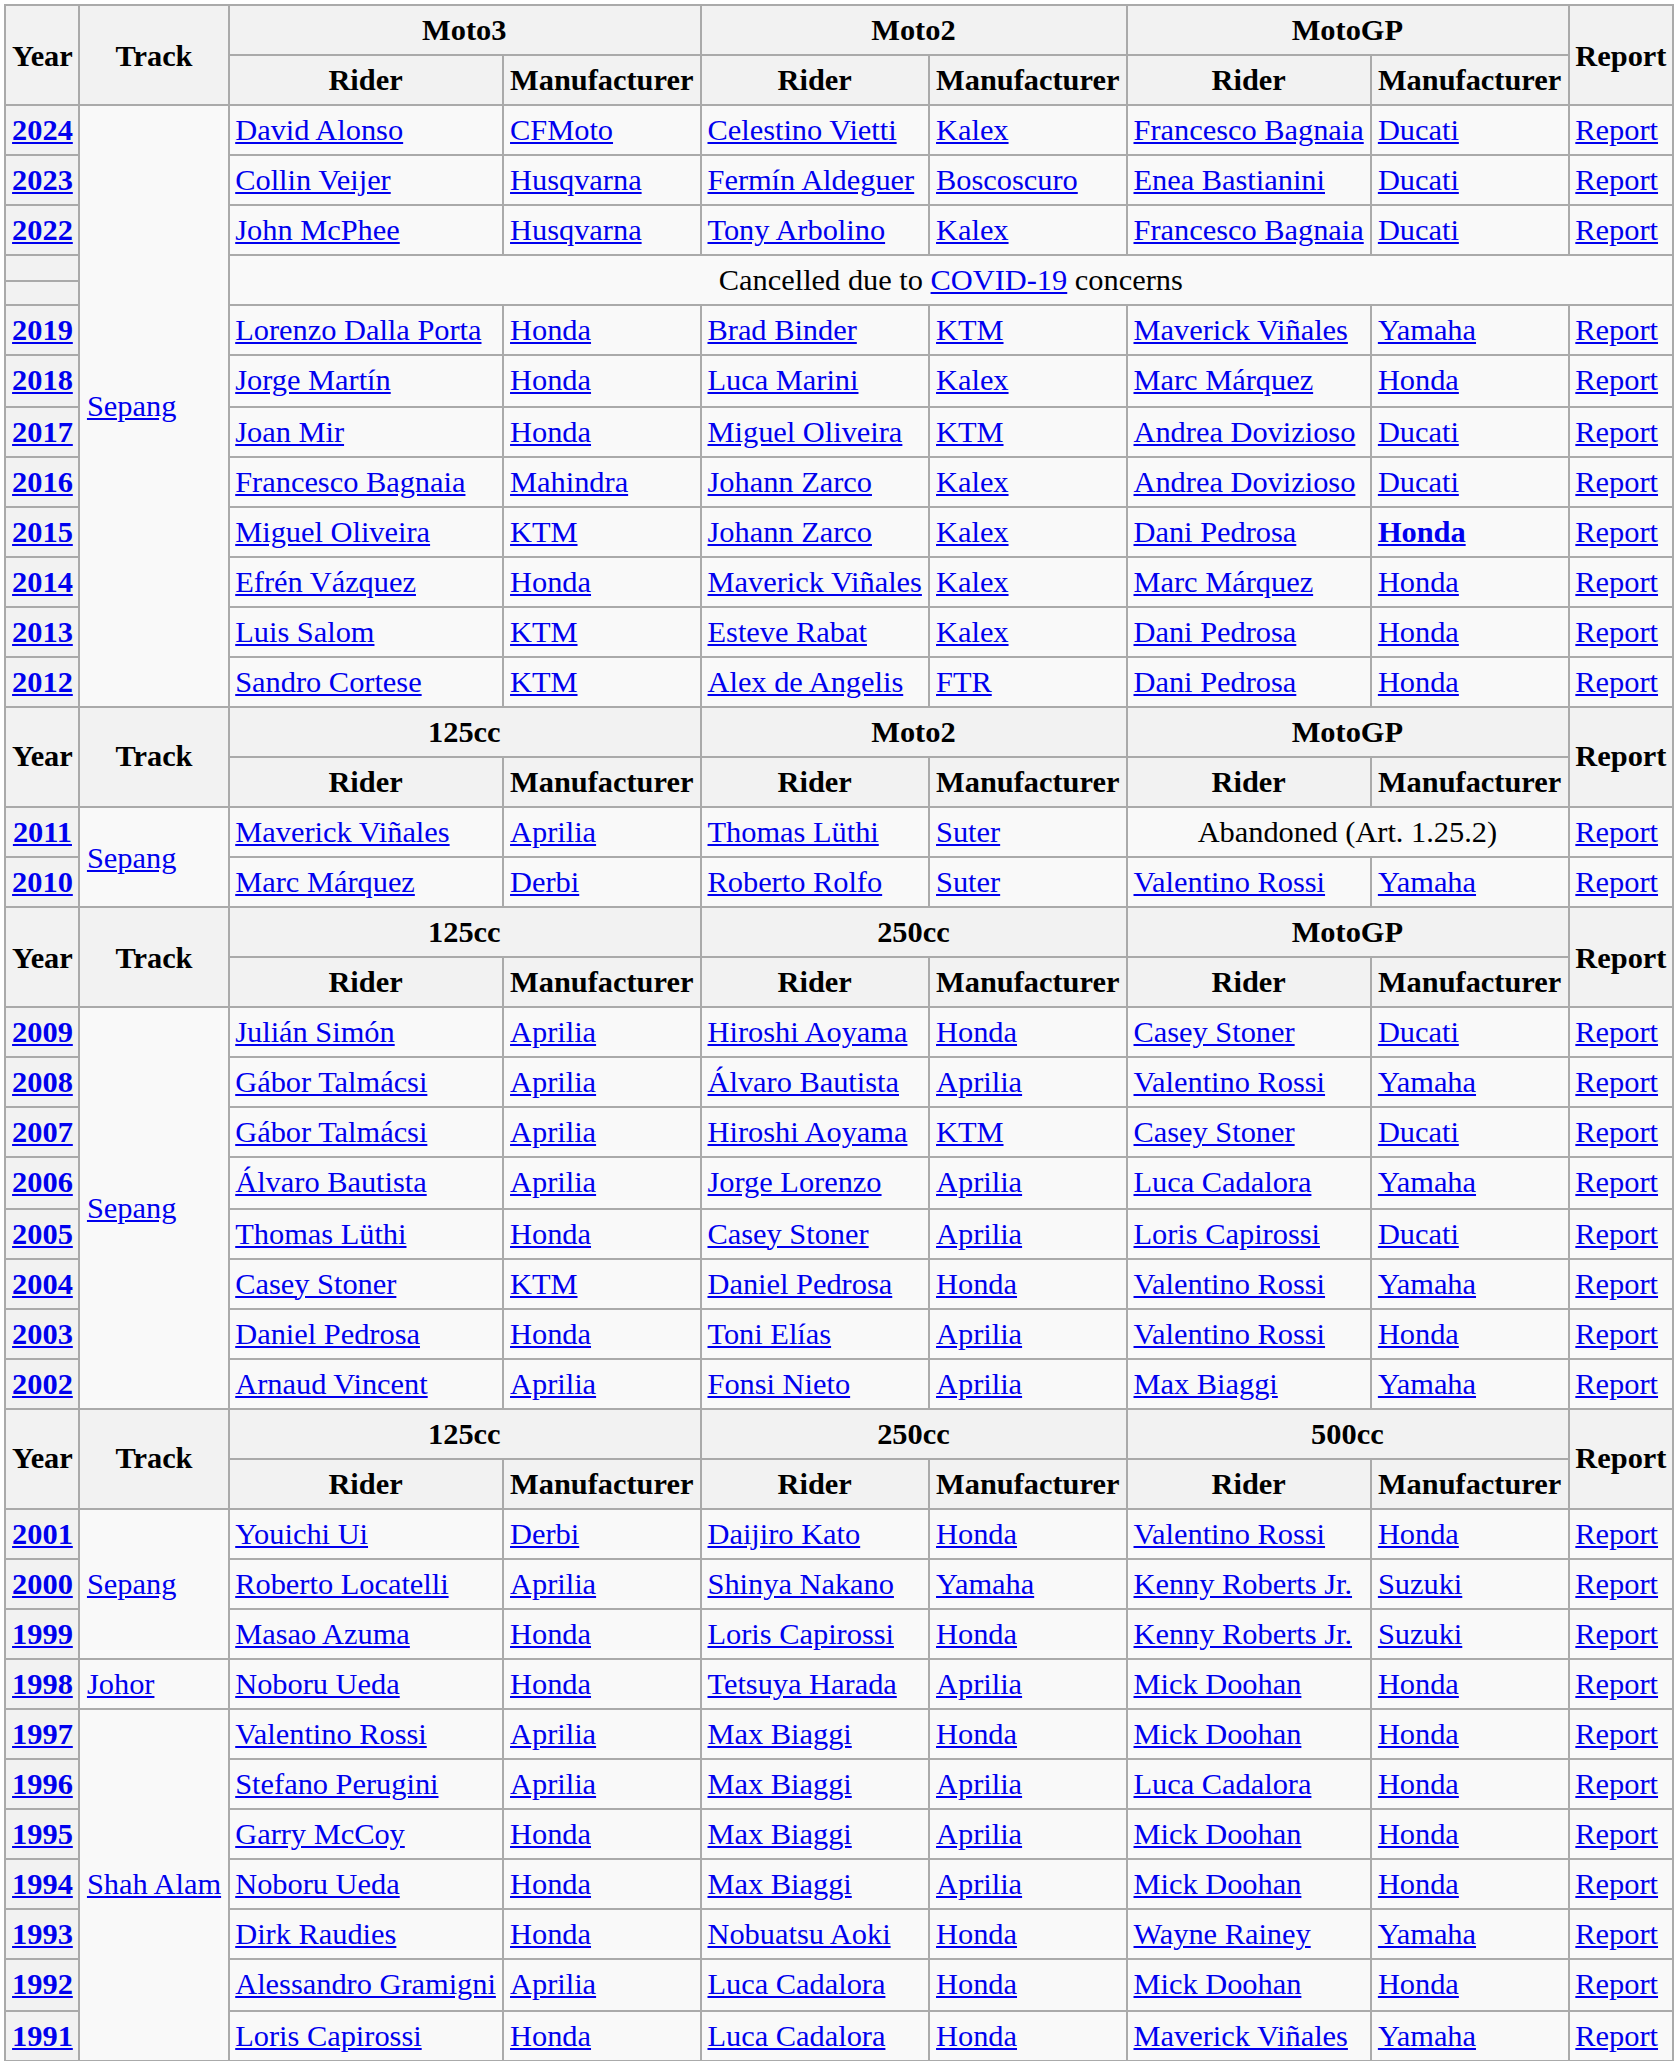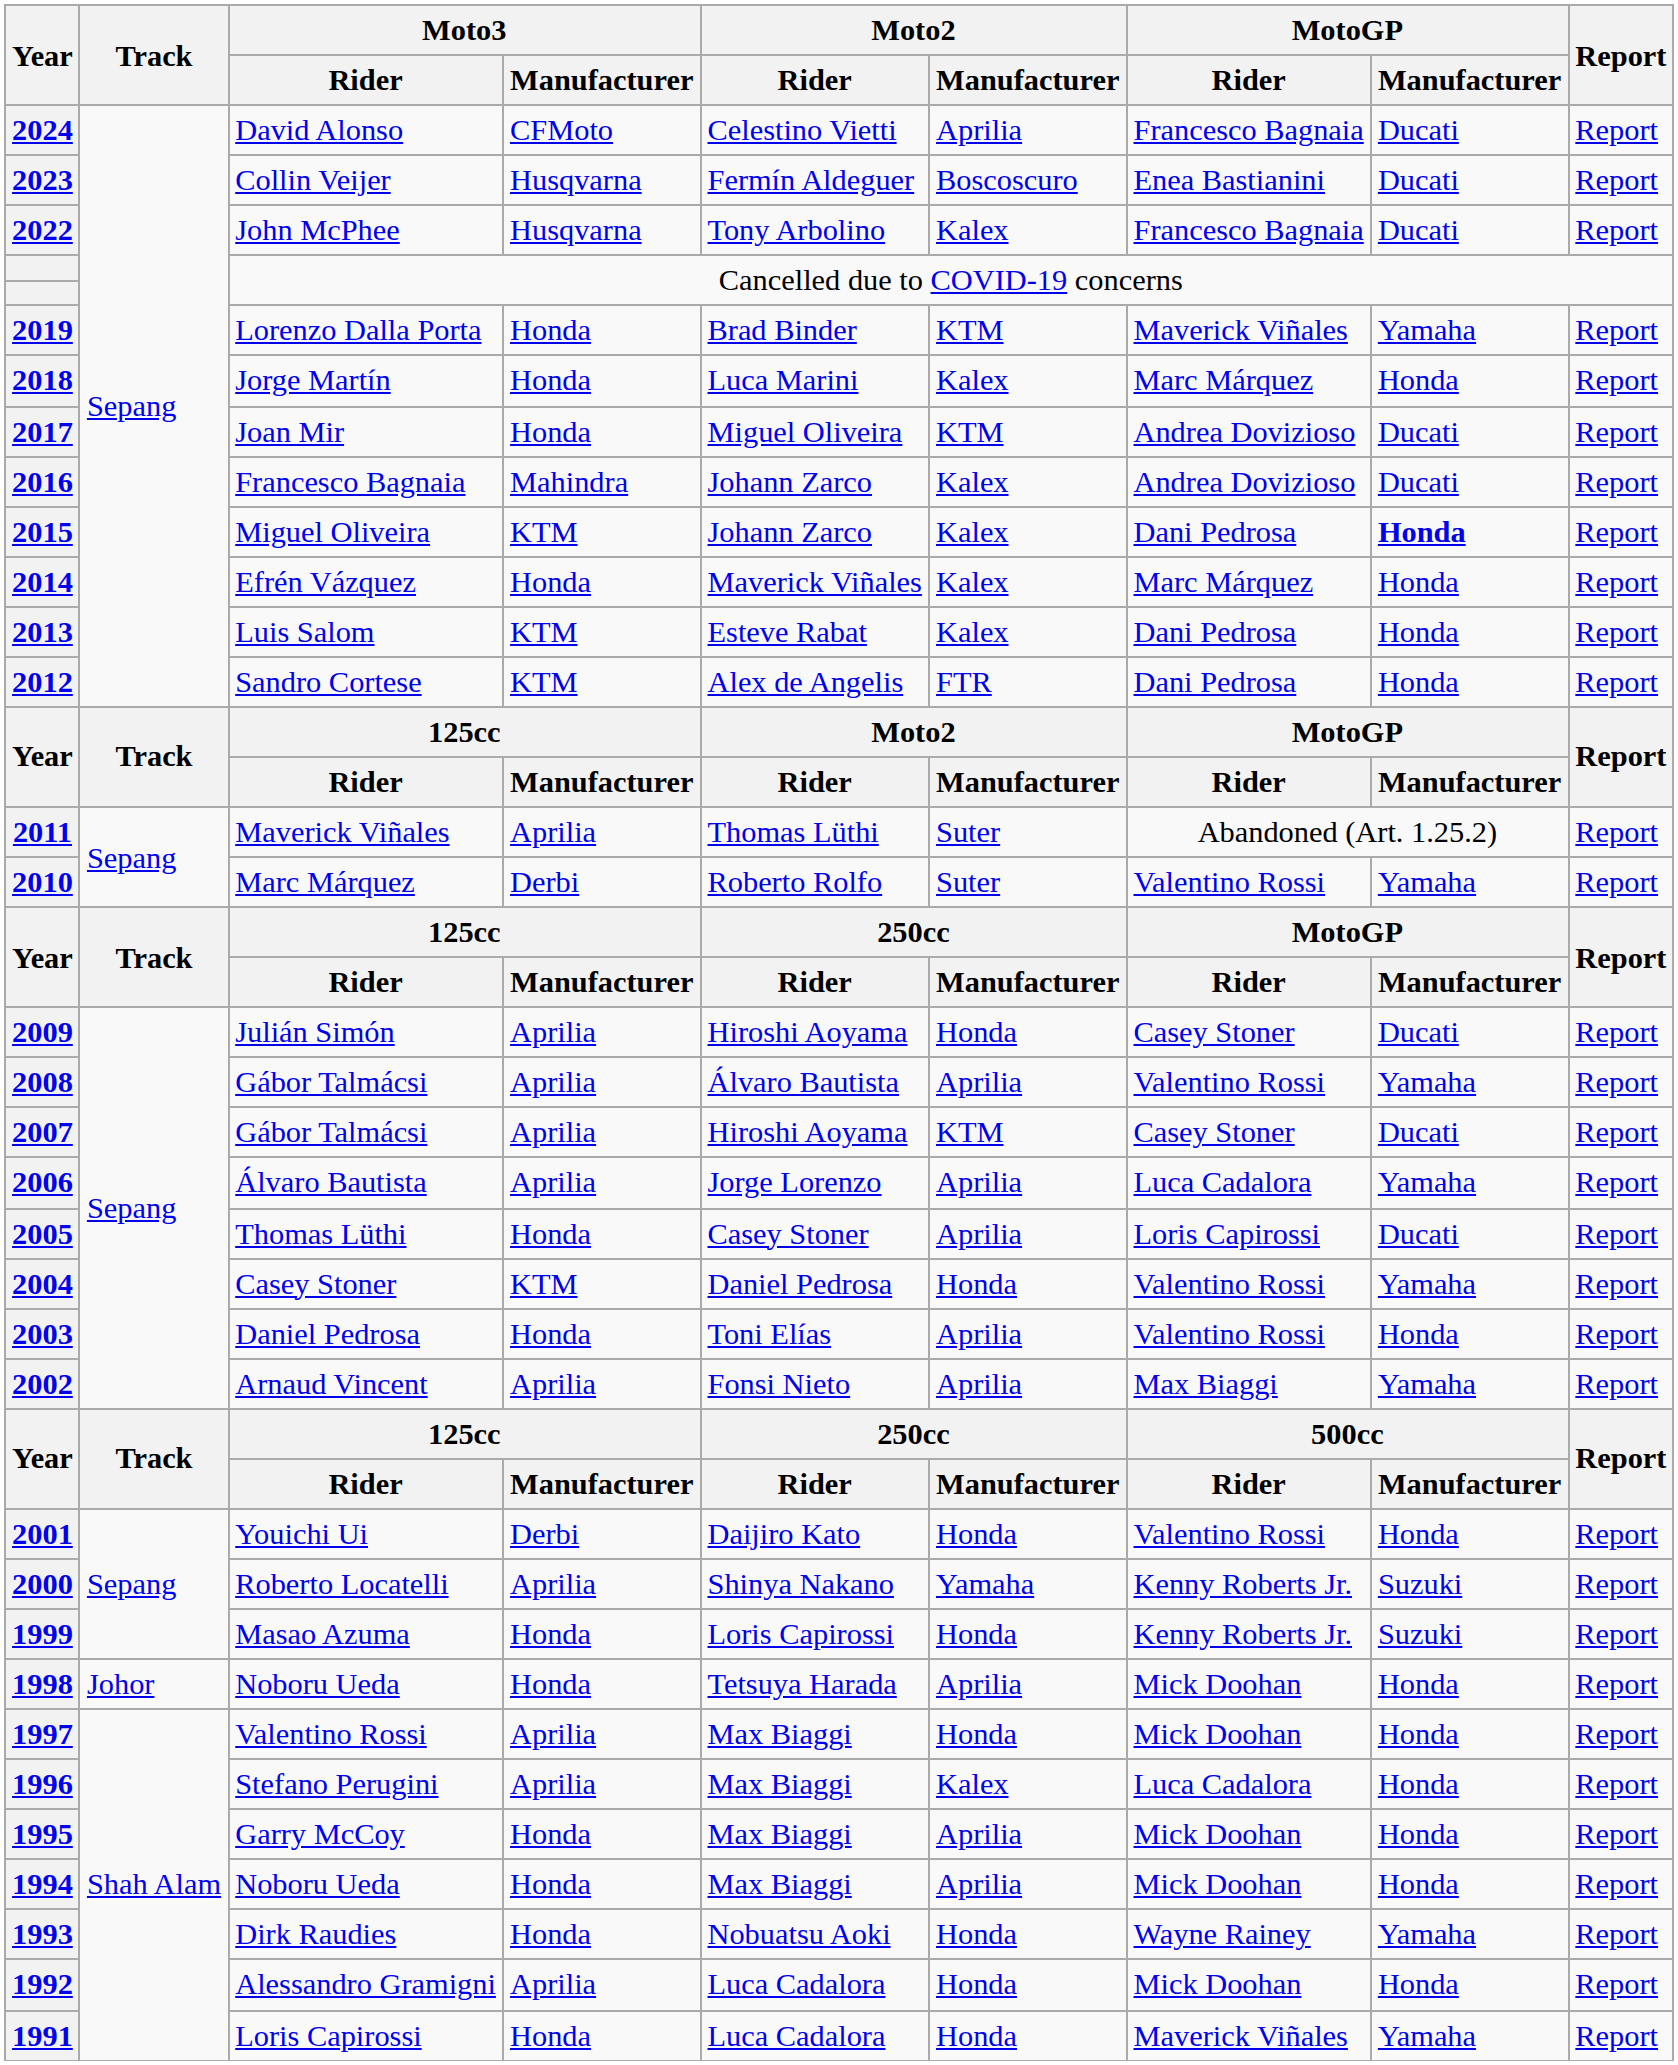(972, 130) Kalex -> (979, 130) Aprilia
(979, 1784) Aprilia -> (972, 1784) Kalex
